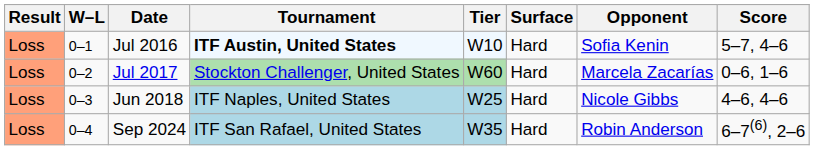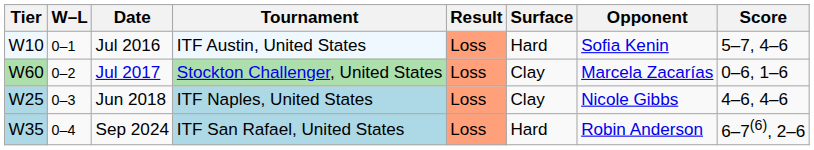columns swapped: (35, 18) <-> (485, 18)
(295, 45) bold -> (272, 45) normal
(529, 72) Hard -> (528, 72) Clay
(529, 99) Hard -> (528, 99) Clay
